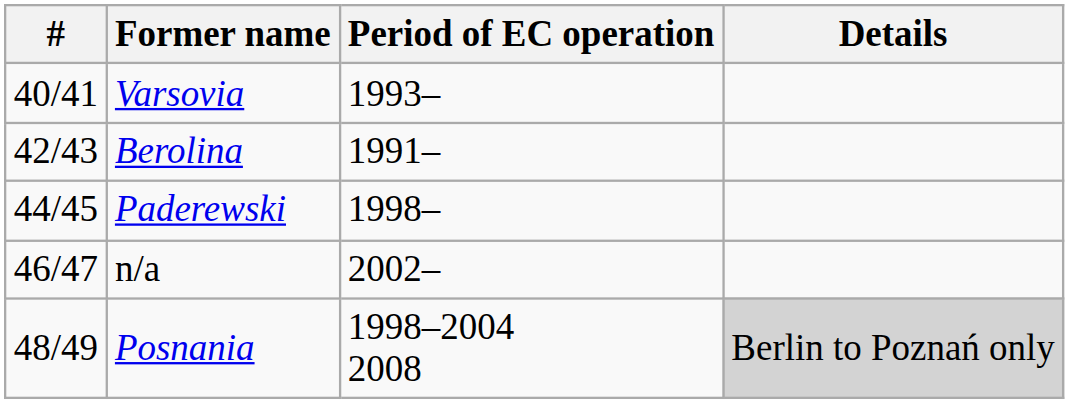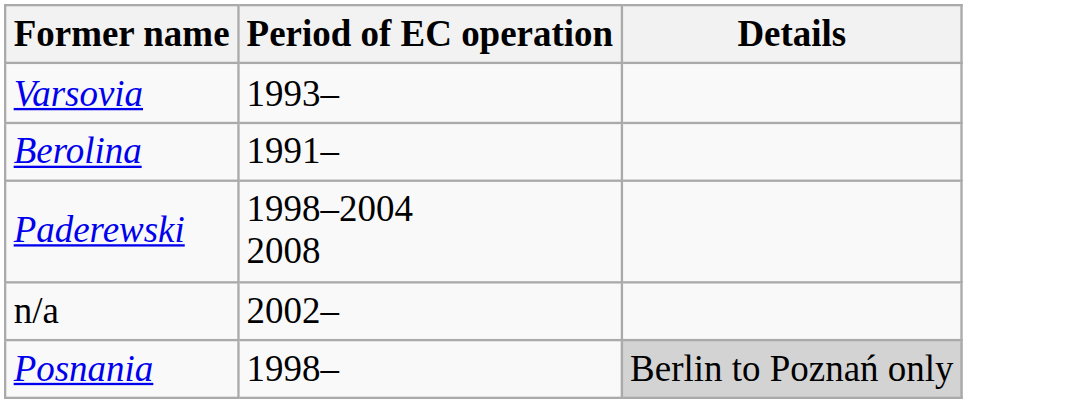- column: (56, 33)
(394, 209) 1998– -> (330, 230) 1998–2004 2008
(431, 347) 1998–2004 2008 -> (293, 368) 1998–
